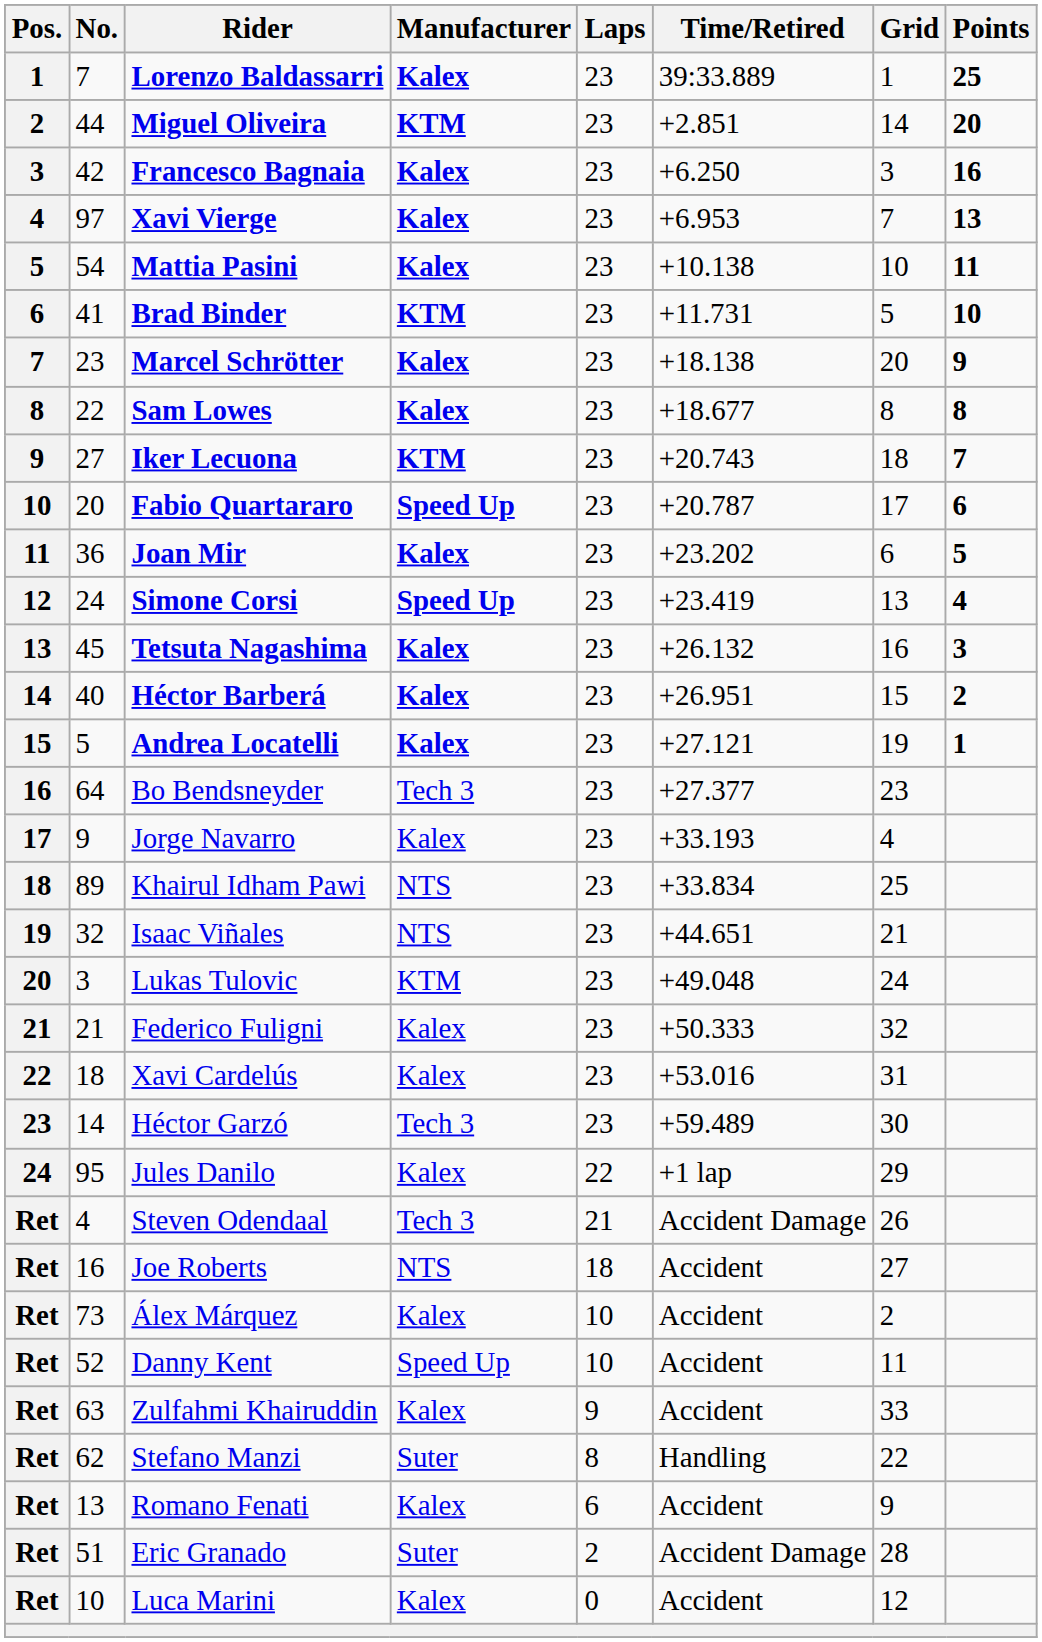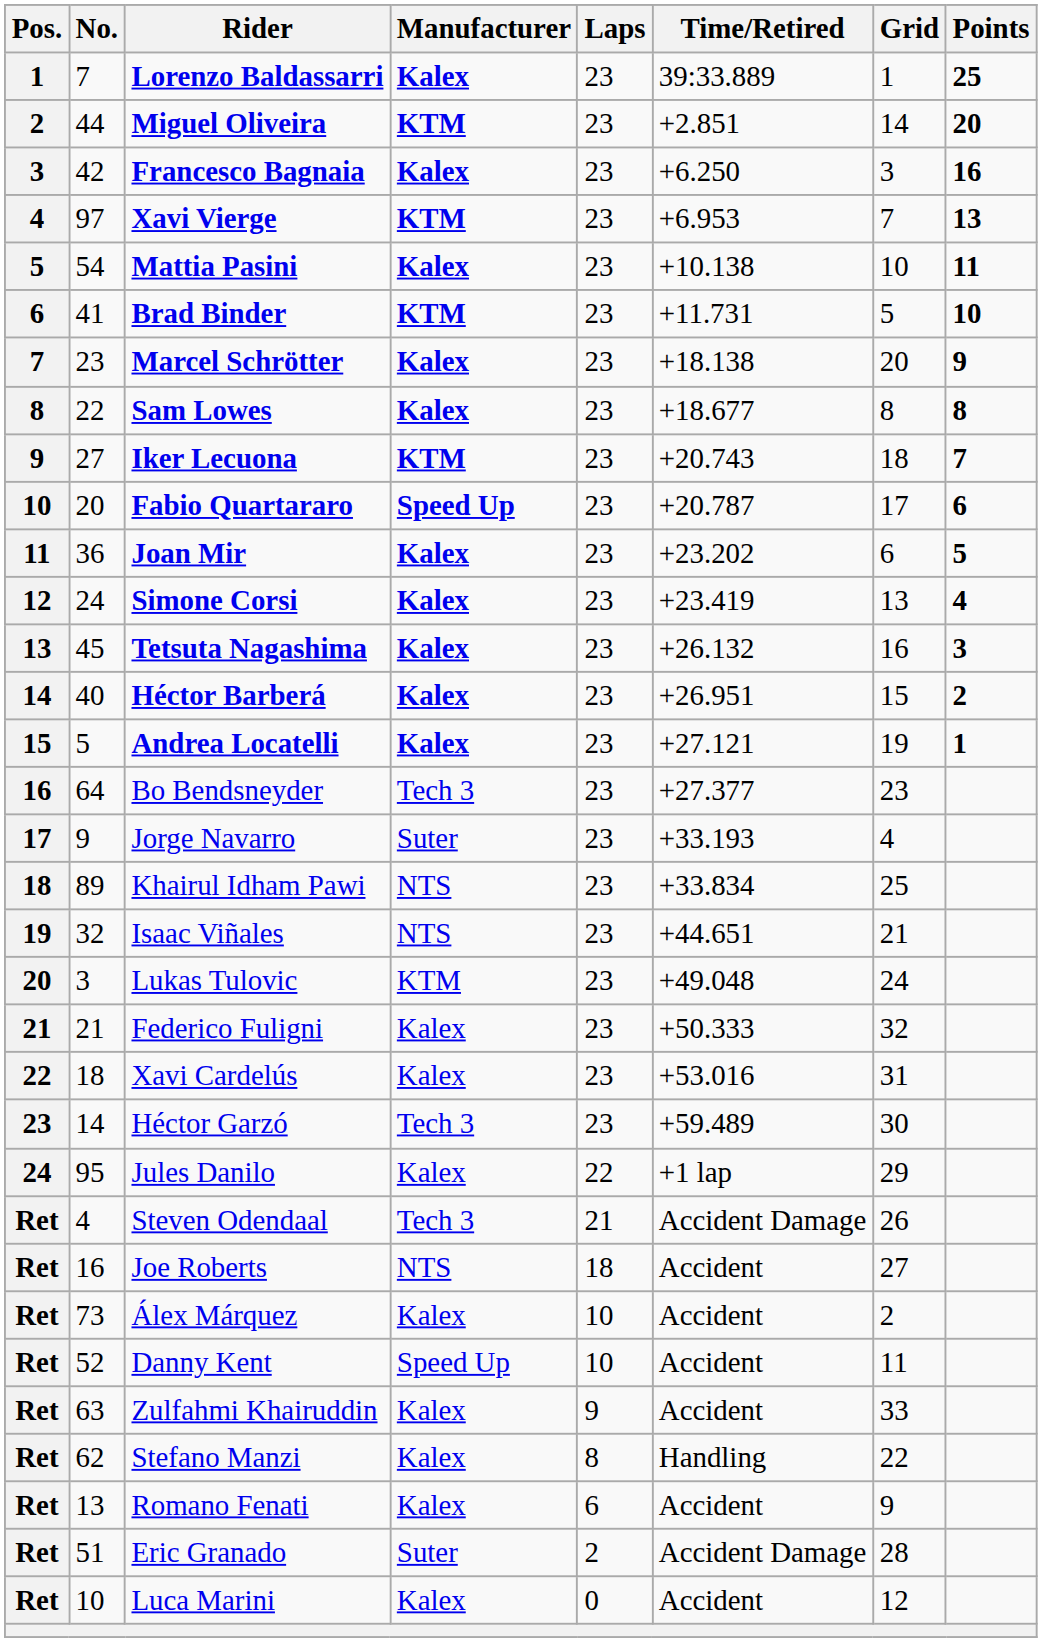(433, 218) Kalex -> (431, 218) KTM
(456, 599) Speed Up -> (433, 599) Kalex
(431, 838) Kalex -> (427, 838) Suter
(427, 1457) Suter -> (431, 1457) Kalex
